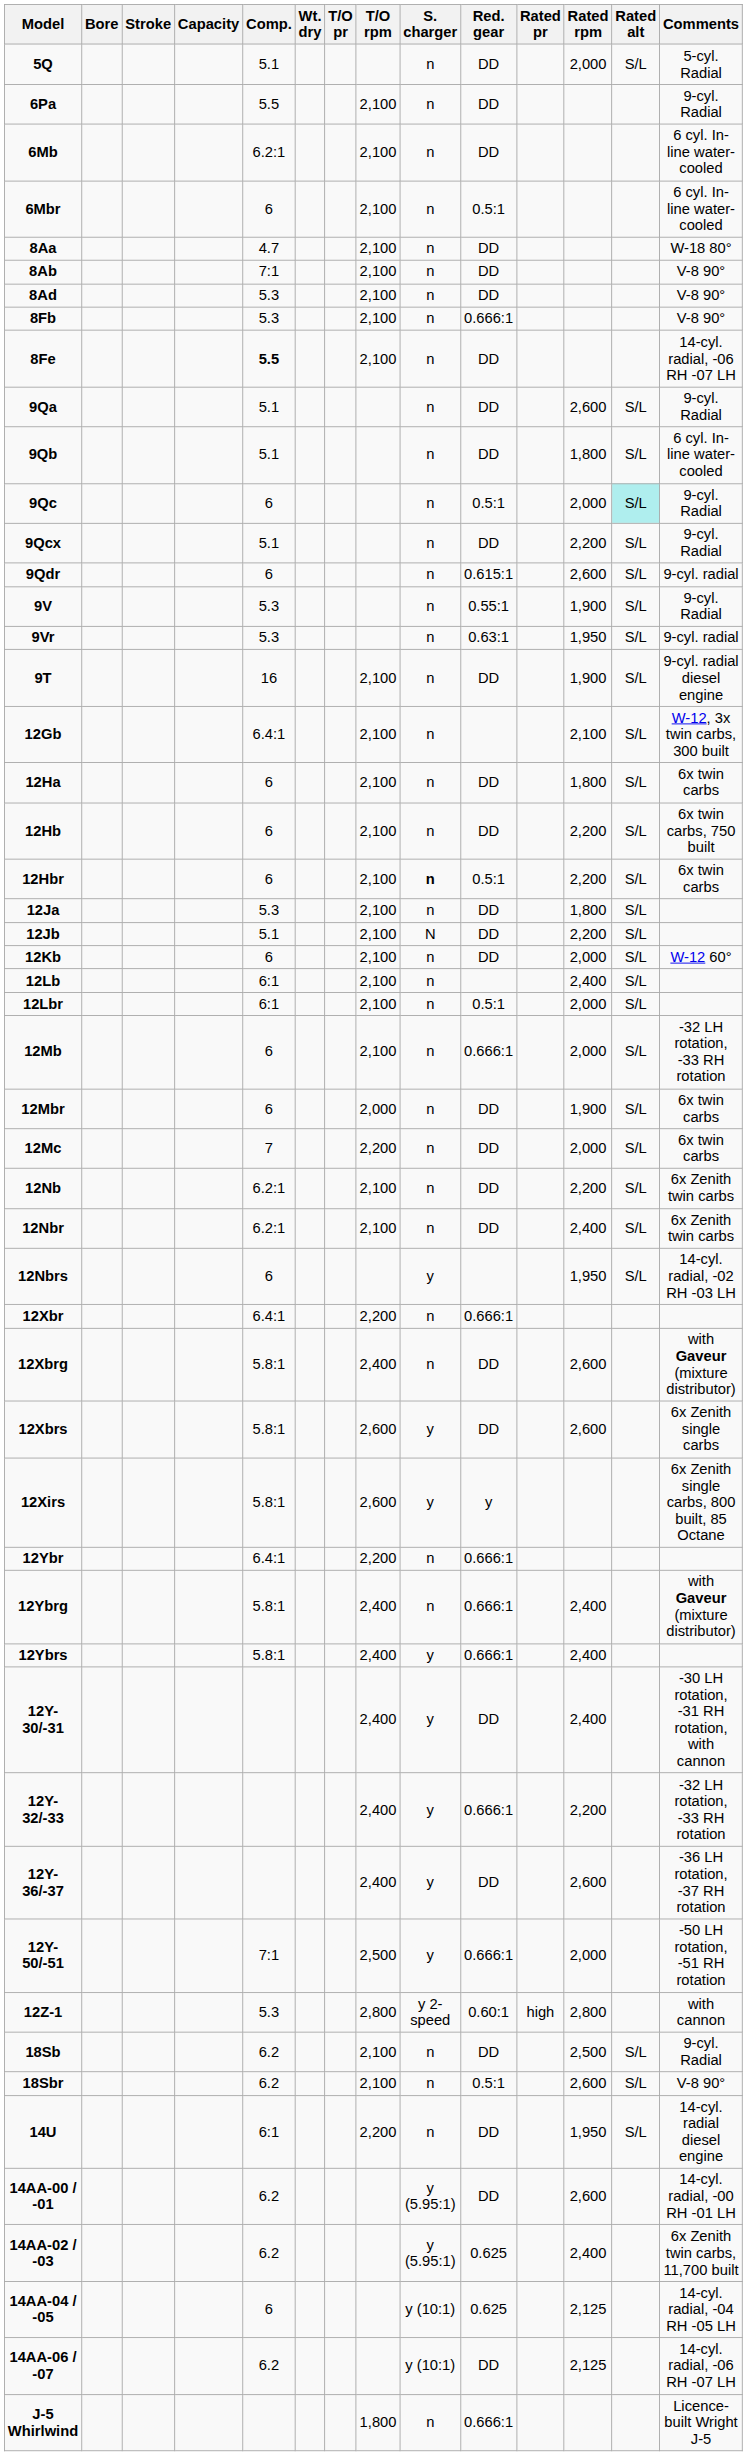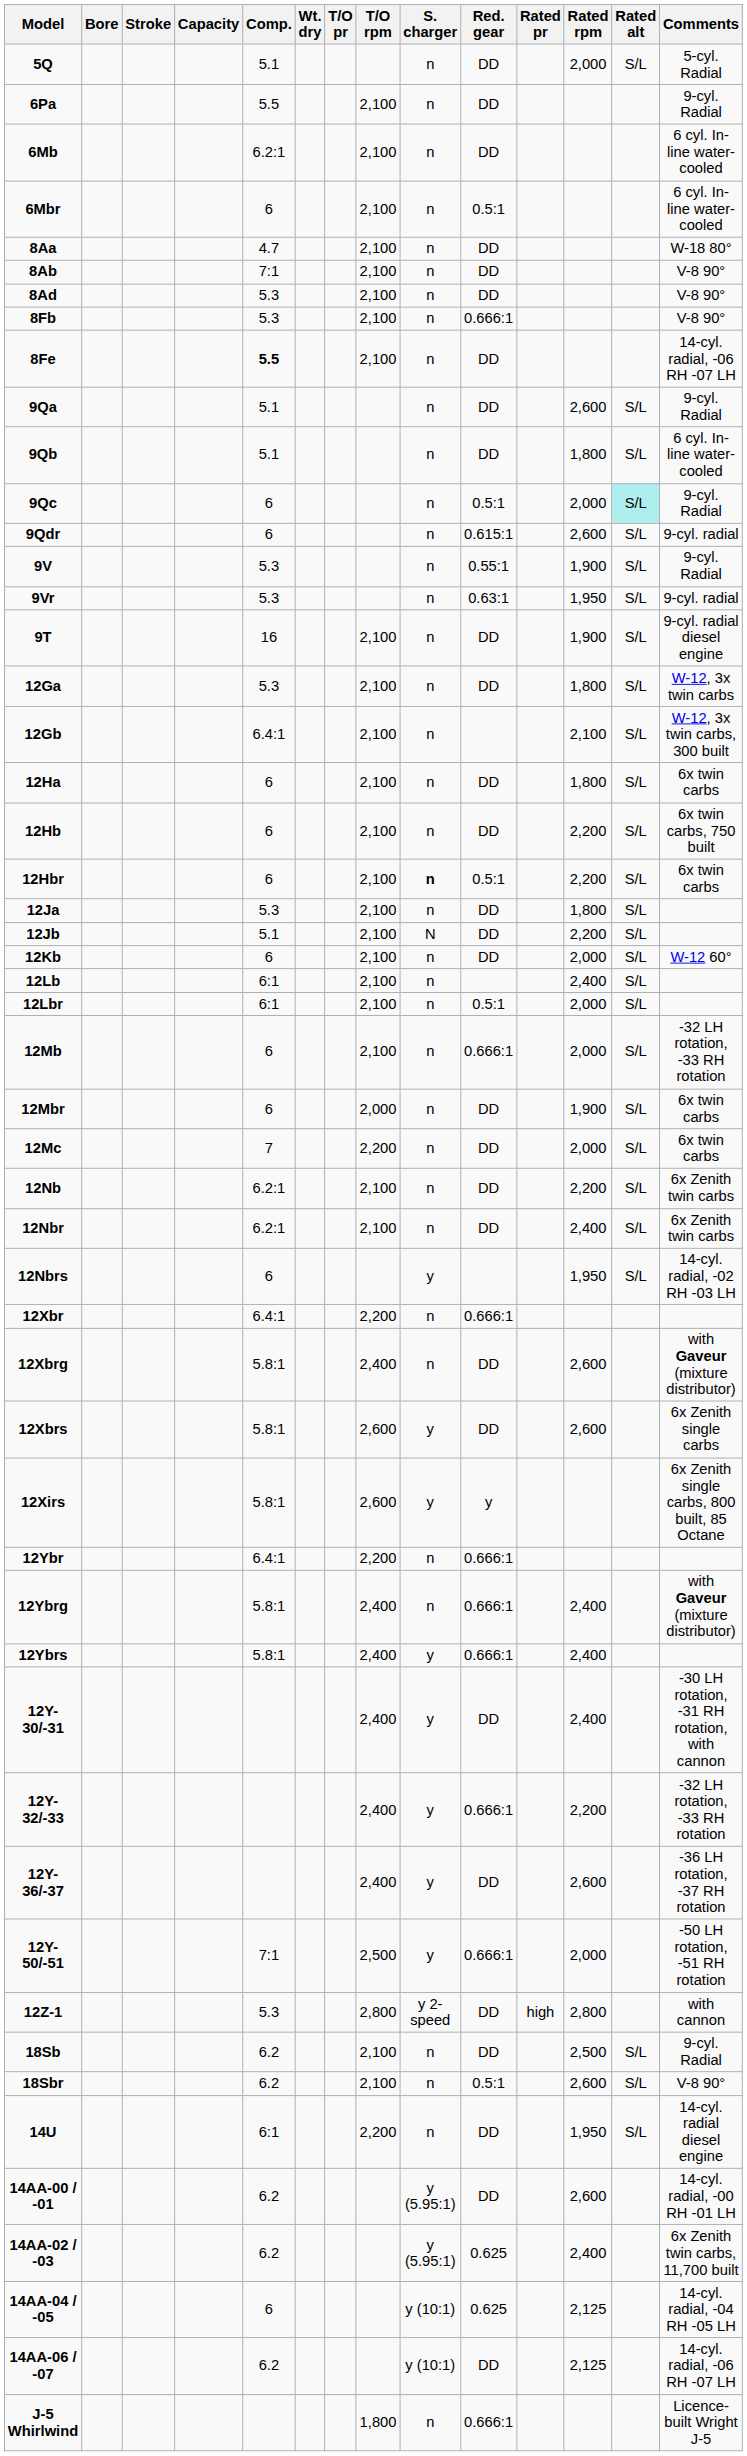- row: (43, 543)
+ row: (43, 686)
(489, 2012) 0.60:1 -> (489, 2012) DD
